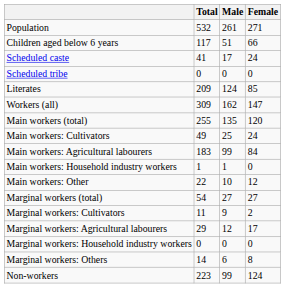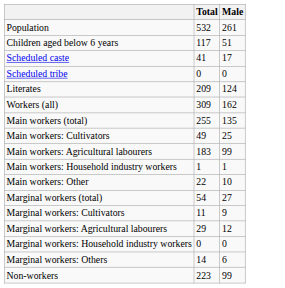- column: (263, 12)
